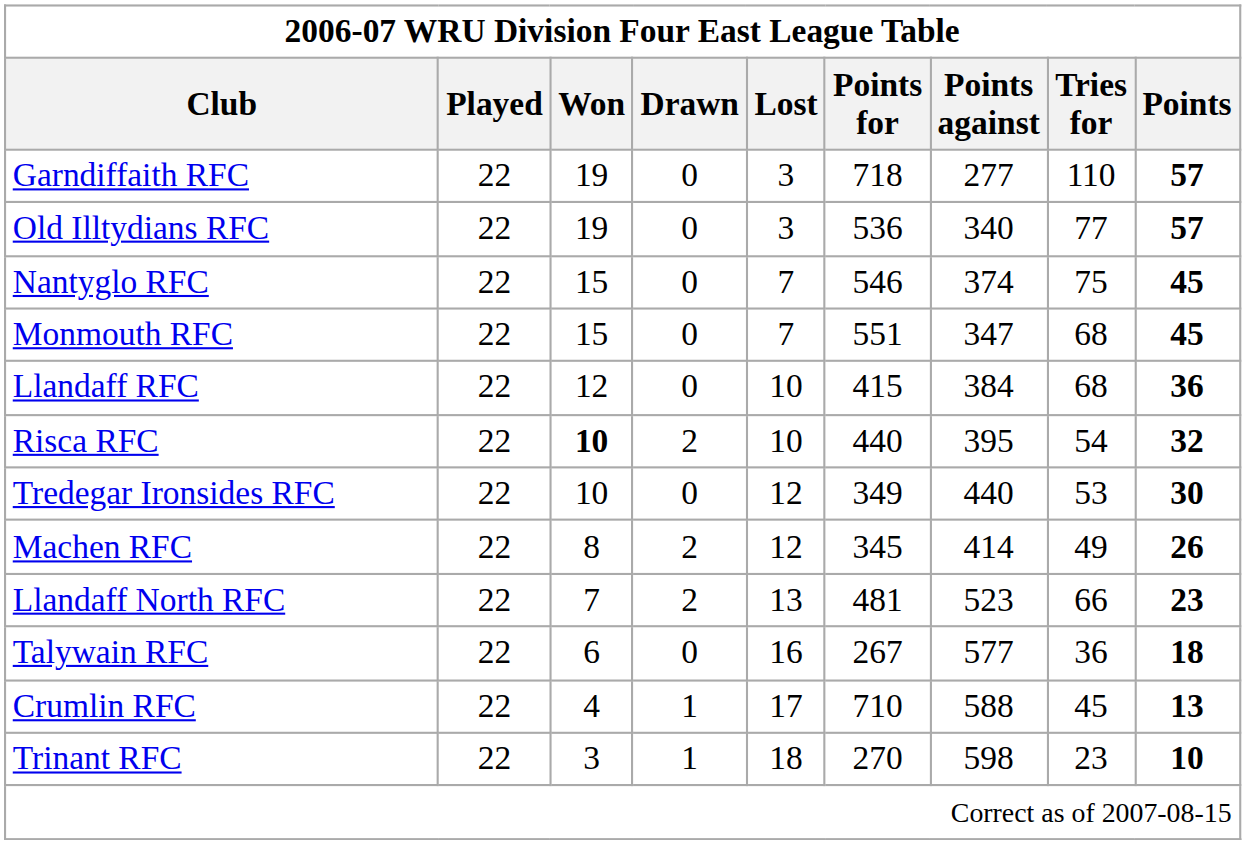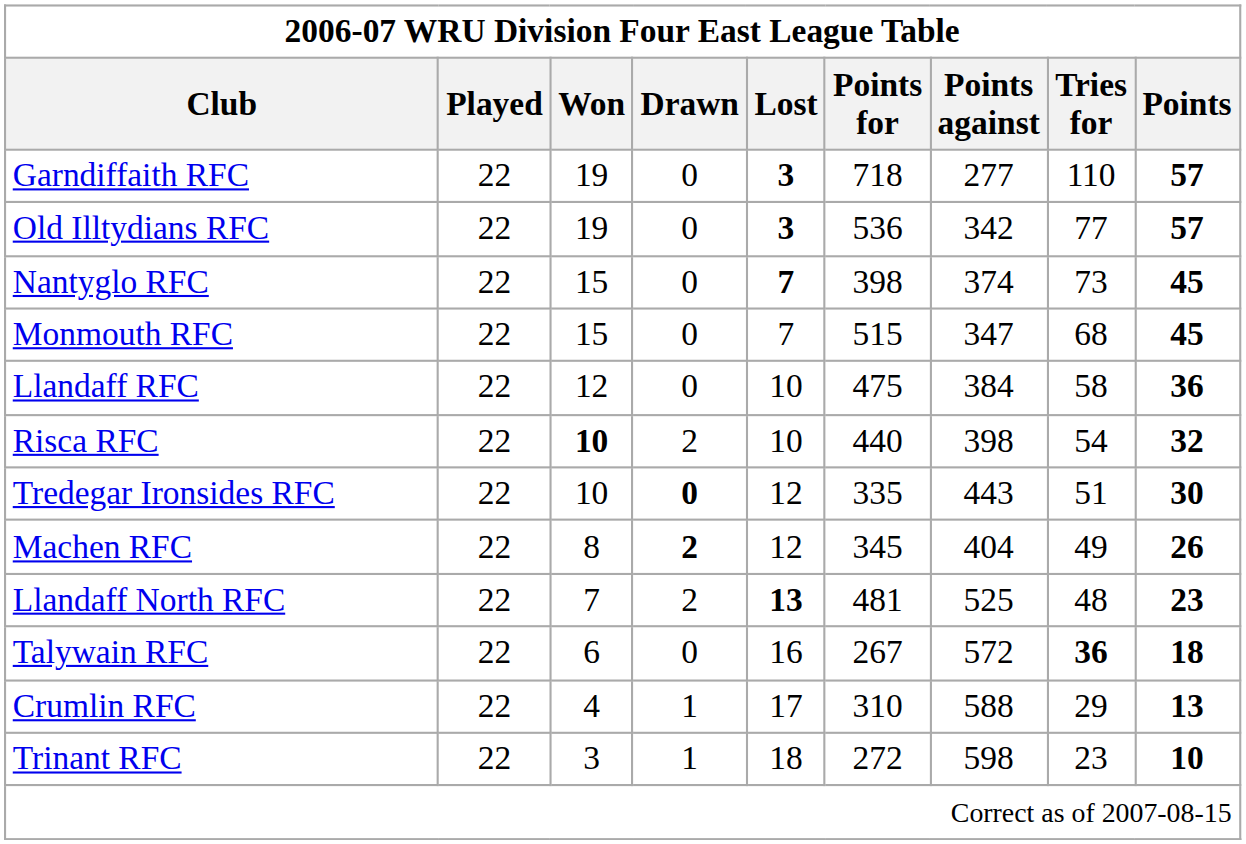(786, 175) normal -> (786, 175) bold
(786, 228) normal -> (786, 228) bold
(989, 228) 340 -> (989, 228) 342
(786, 281) normal -> (786, 281) bold
(878, 281) 546 -> (878, 281) 398
(1091, 281) 75 -> (1091, 281) 73
(878, 334) 551 -> (878, 334) 515
(878, 387) 415 -> (878, 387) 475
(1091, 387) 68 -> (1091, 387) 58
(989, 440) 395 -> (989, 440) 398
(690, 493) normal -> (690, 493) bold
(878, 493) 349 -> (878, 493) 335
(989, 493) 440 -> (989, 493) 443
(1091, 493) 53 -> (1091, 493) 51
(690, 546) normal -> (690, 546) bold
(989, 546) 414 -> (989, 546) 404
(786, 599) normal -> (786, 599) bold
(989, 599) 523 -> (989, 599) 525
(1091, 599) 66 -> (1091, 599) 48
(989, 652) 577 -> (989, 652) 572
(1091, 652) normal -> (1091, 652) bold
(878, 705) 710 -> (878, 705) 310
(1091, 705) 45 -> (1091, 705) 29
(878, 758) 270 -> (878, 758) 272
